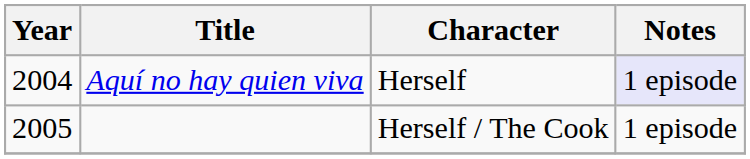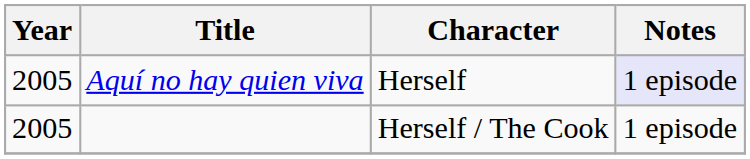(42, 79) 2004 -> (42, 79) 2005
